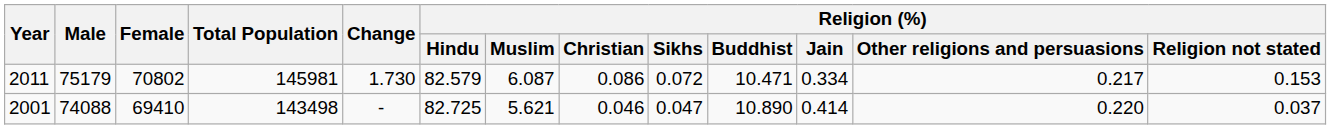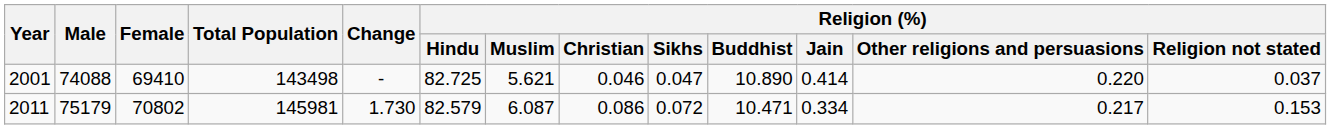rows swapped: (30, 108) <-> (29, 78)
